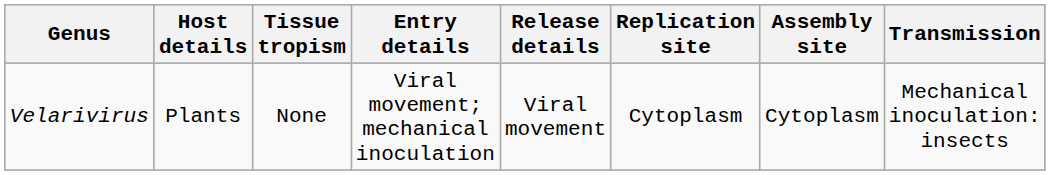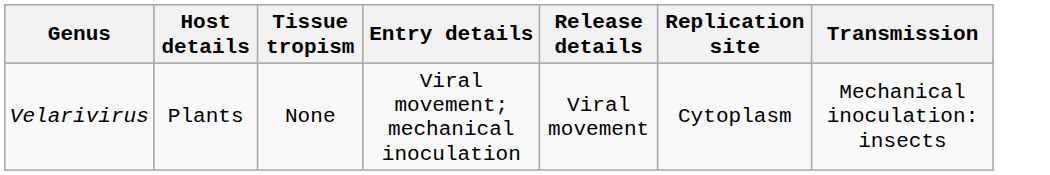- column: (822, 34)
